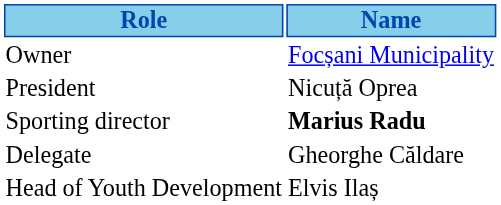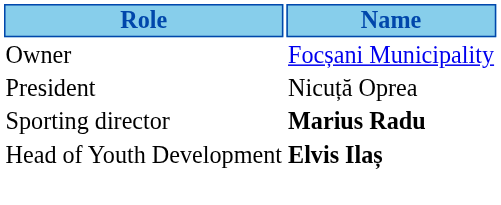- row: (48, 154)
(333, 187) normal -> (335, 154) bold
